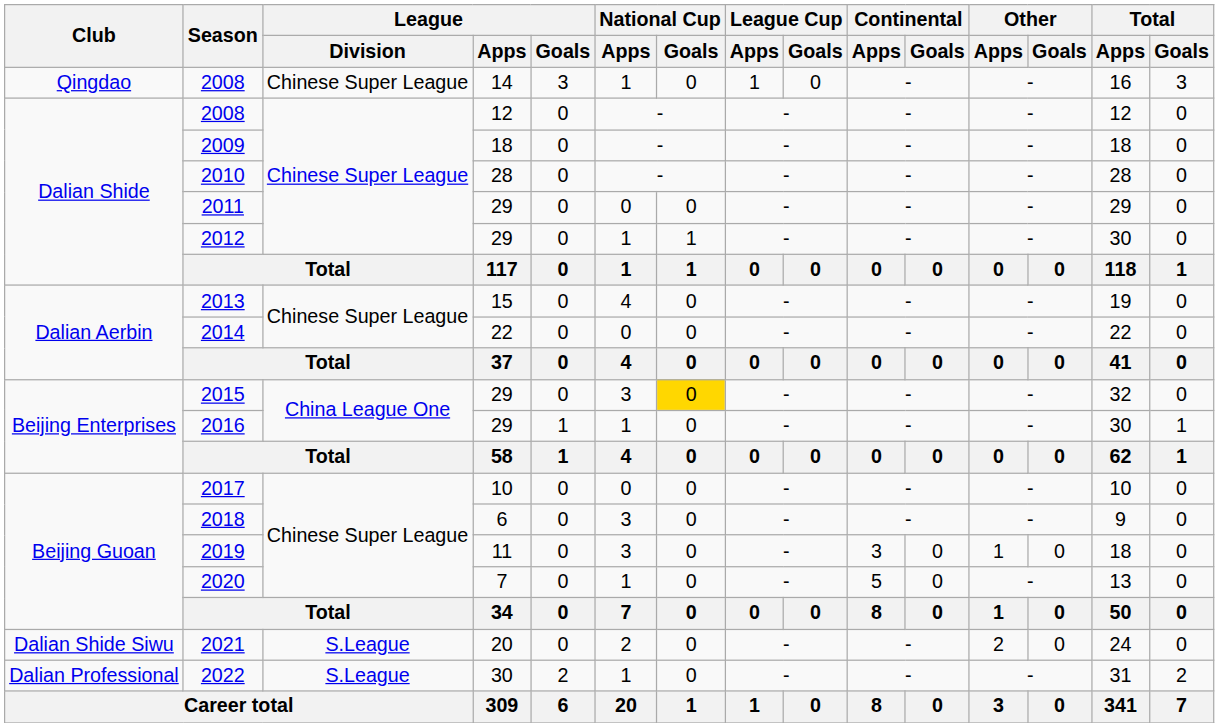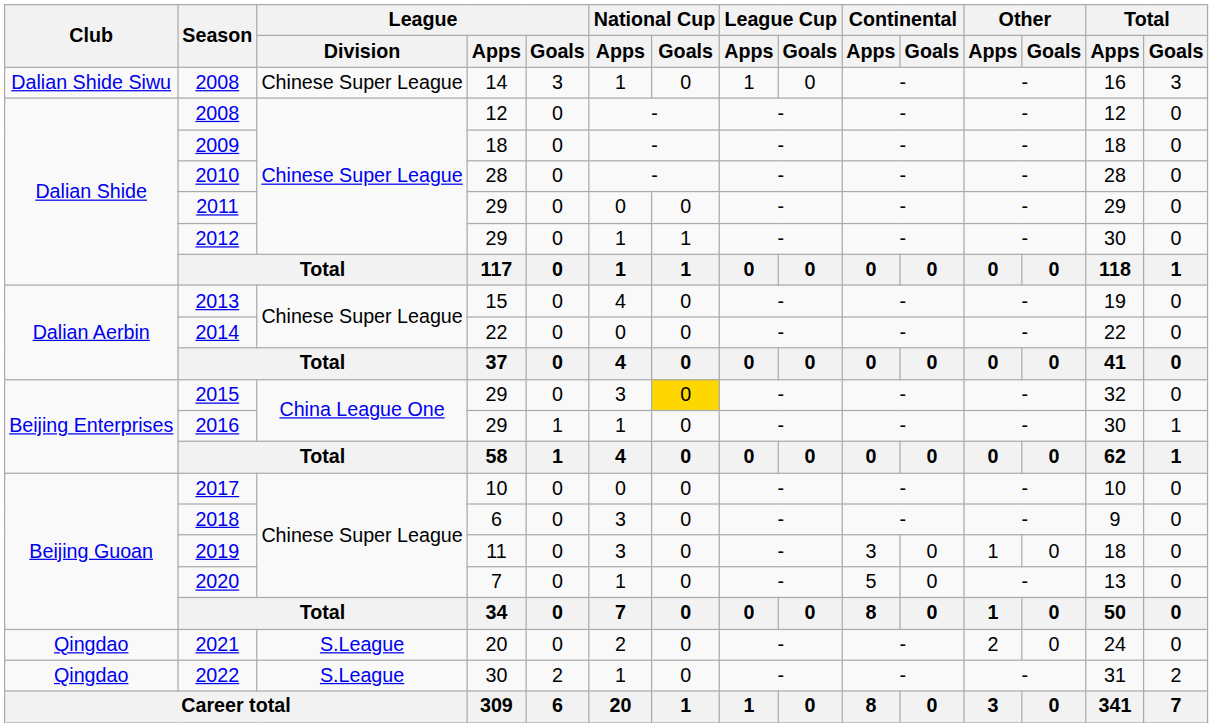(94, 82) Qingdao -> (91, 82) Dalian Shide Siwu
(94, 644) Dalian Shide Siwu -> (91, 644) Qingdao
(94, 675) Dalian Professional -> (91, 675) Qingdao
